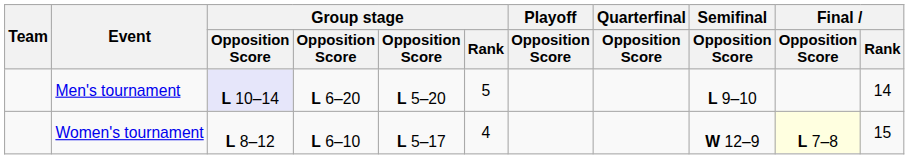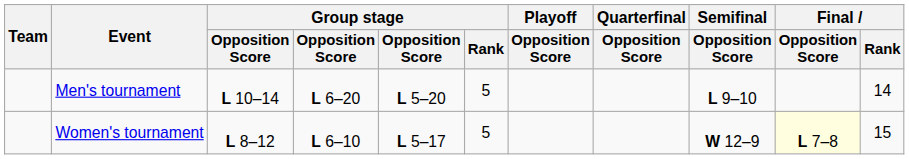(250, 99) lavender background -> (250, 99) no background
(486, 133) 4 -> (486, 133) 5
